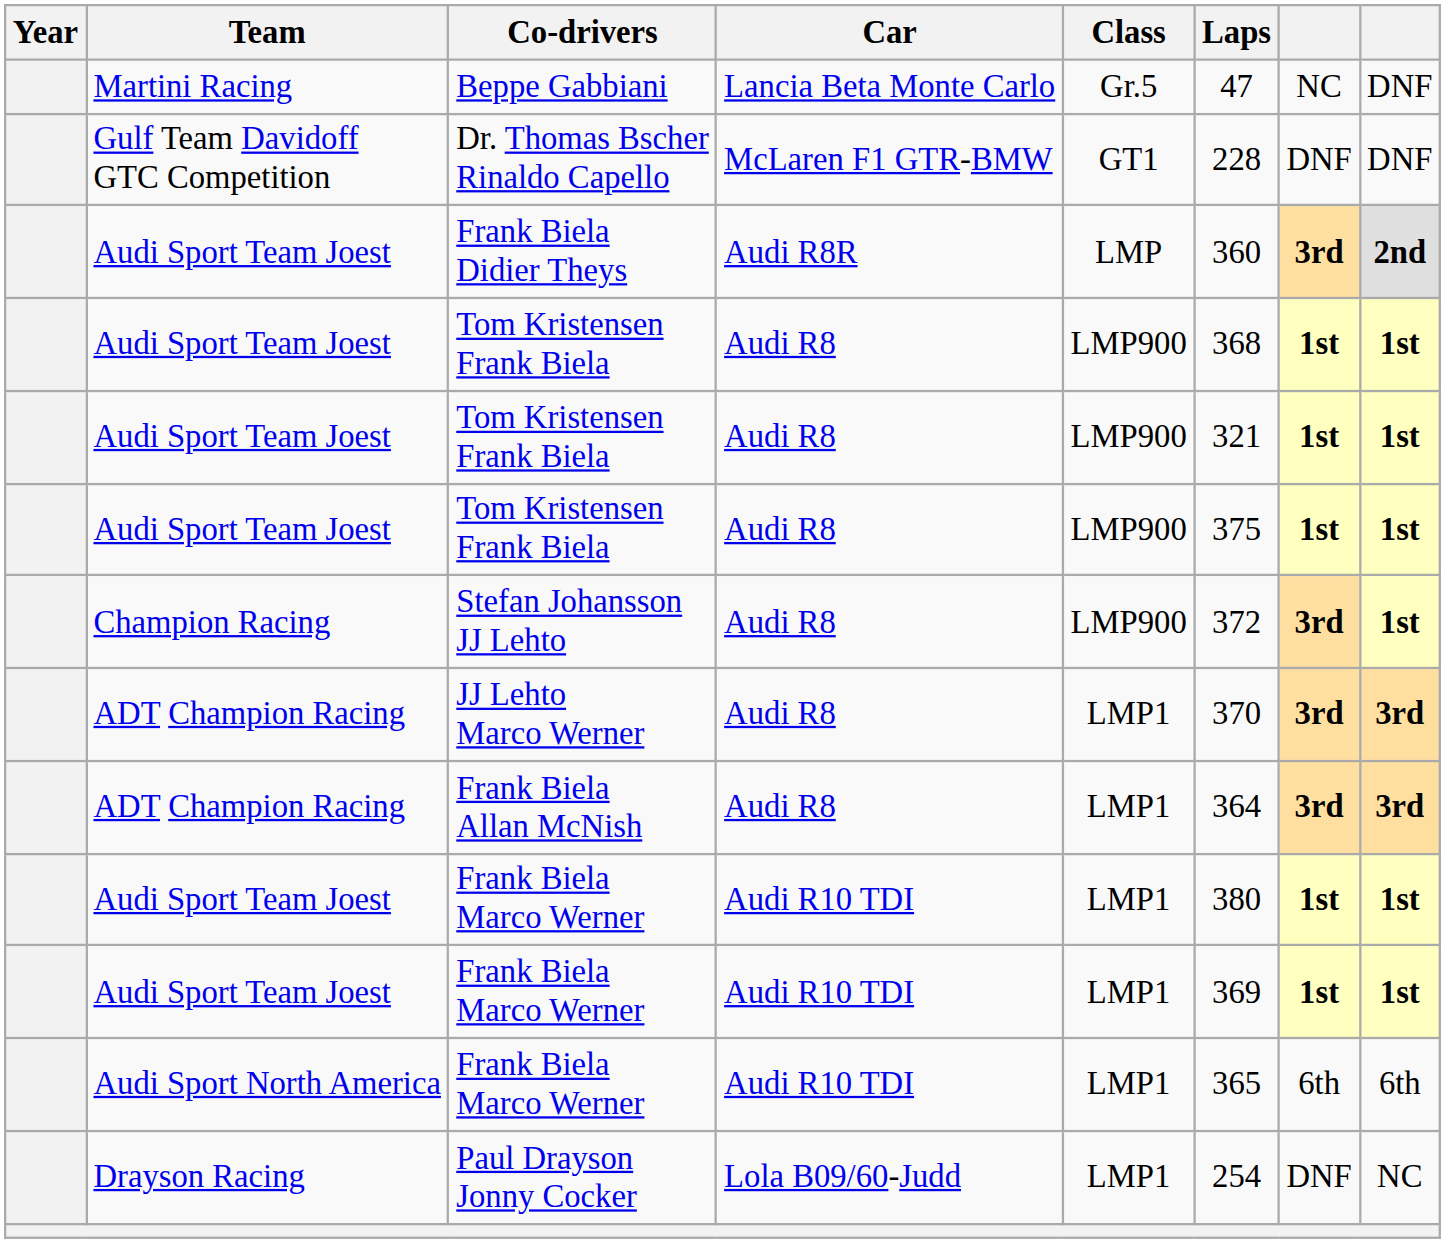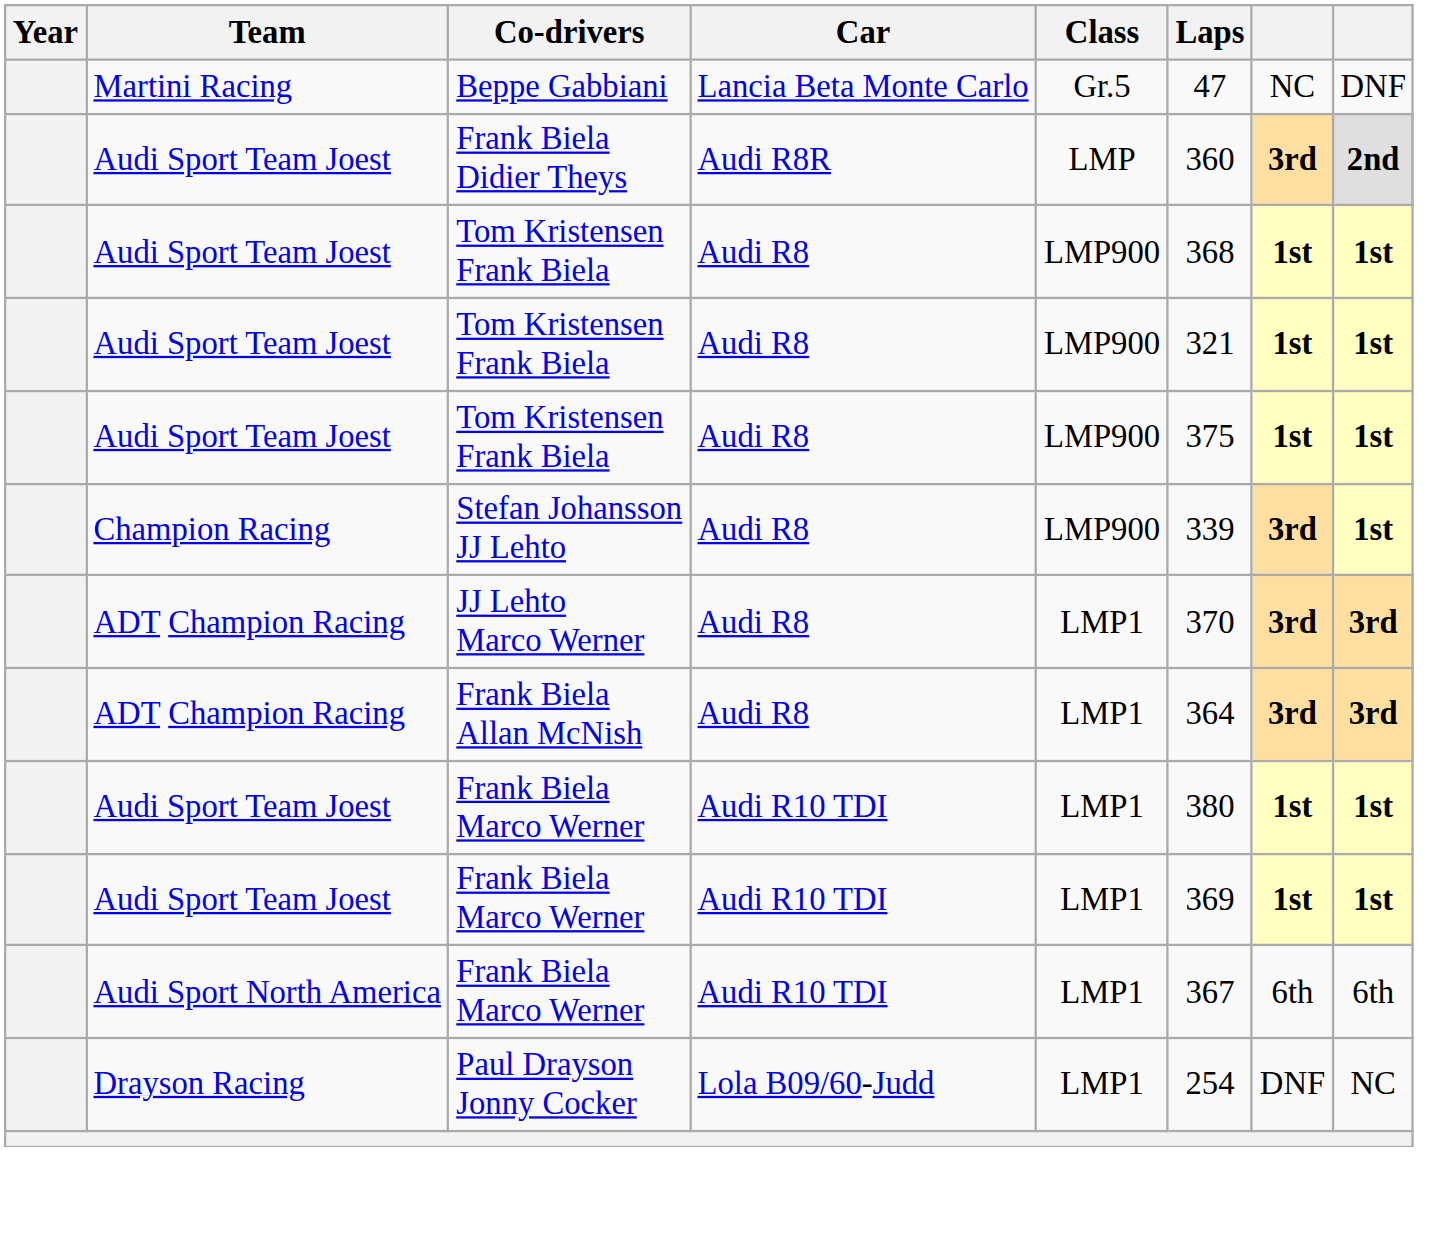- row: (226, 158)
(1237, 621) 372 -> (1210, 528) 339
(1237, 1083) 365 -> (1210, 991) 367
